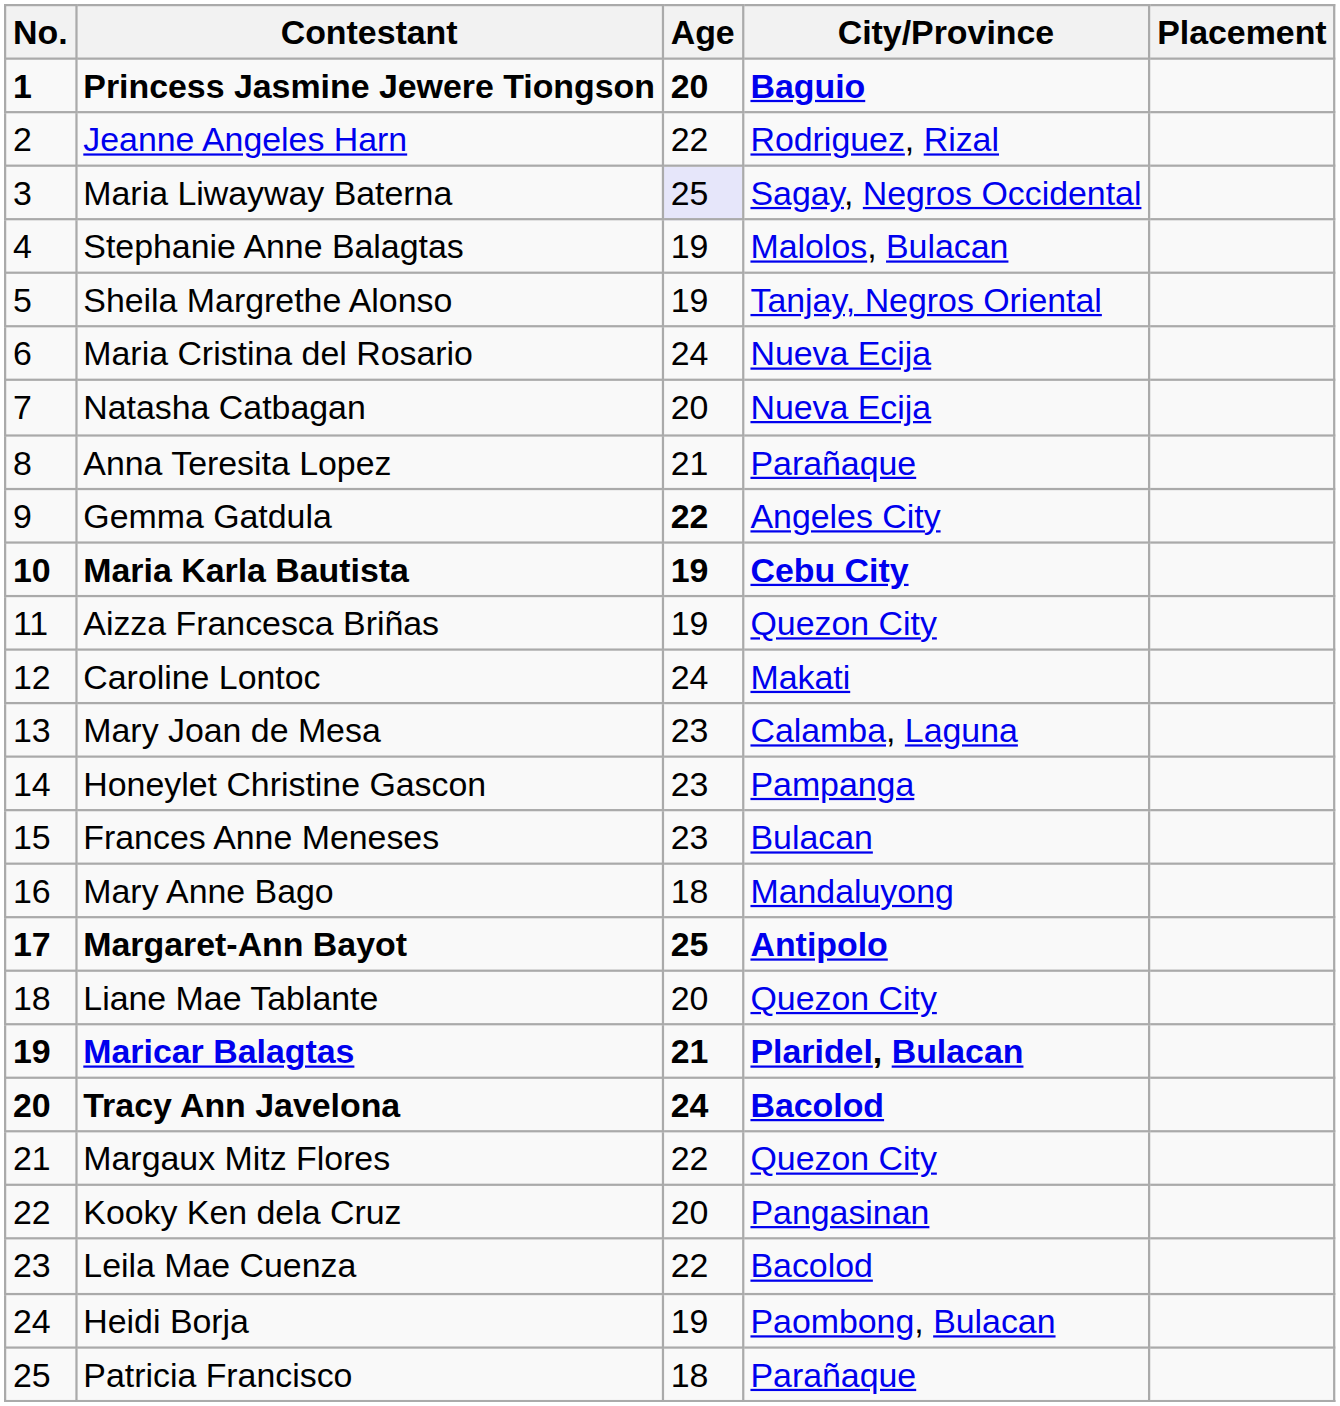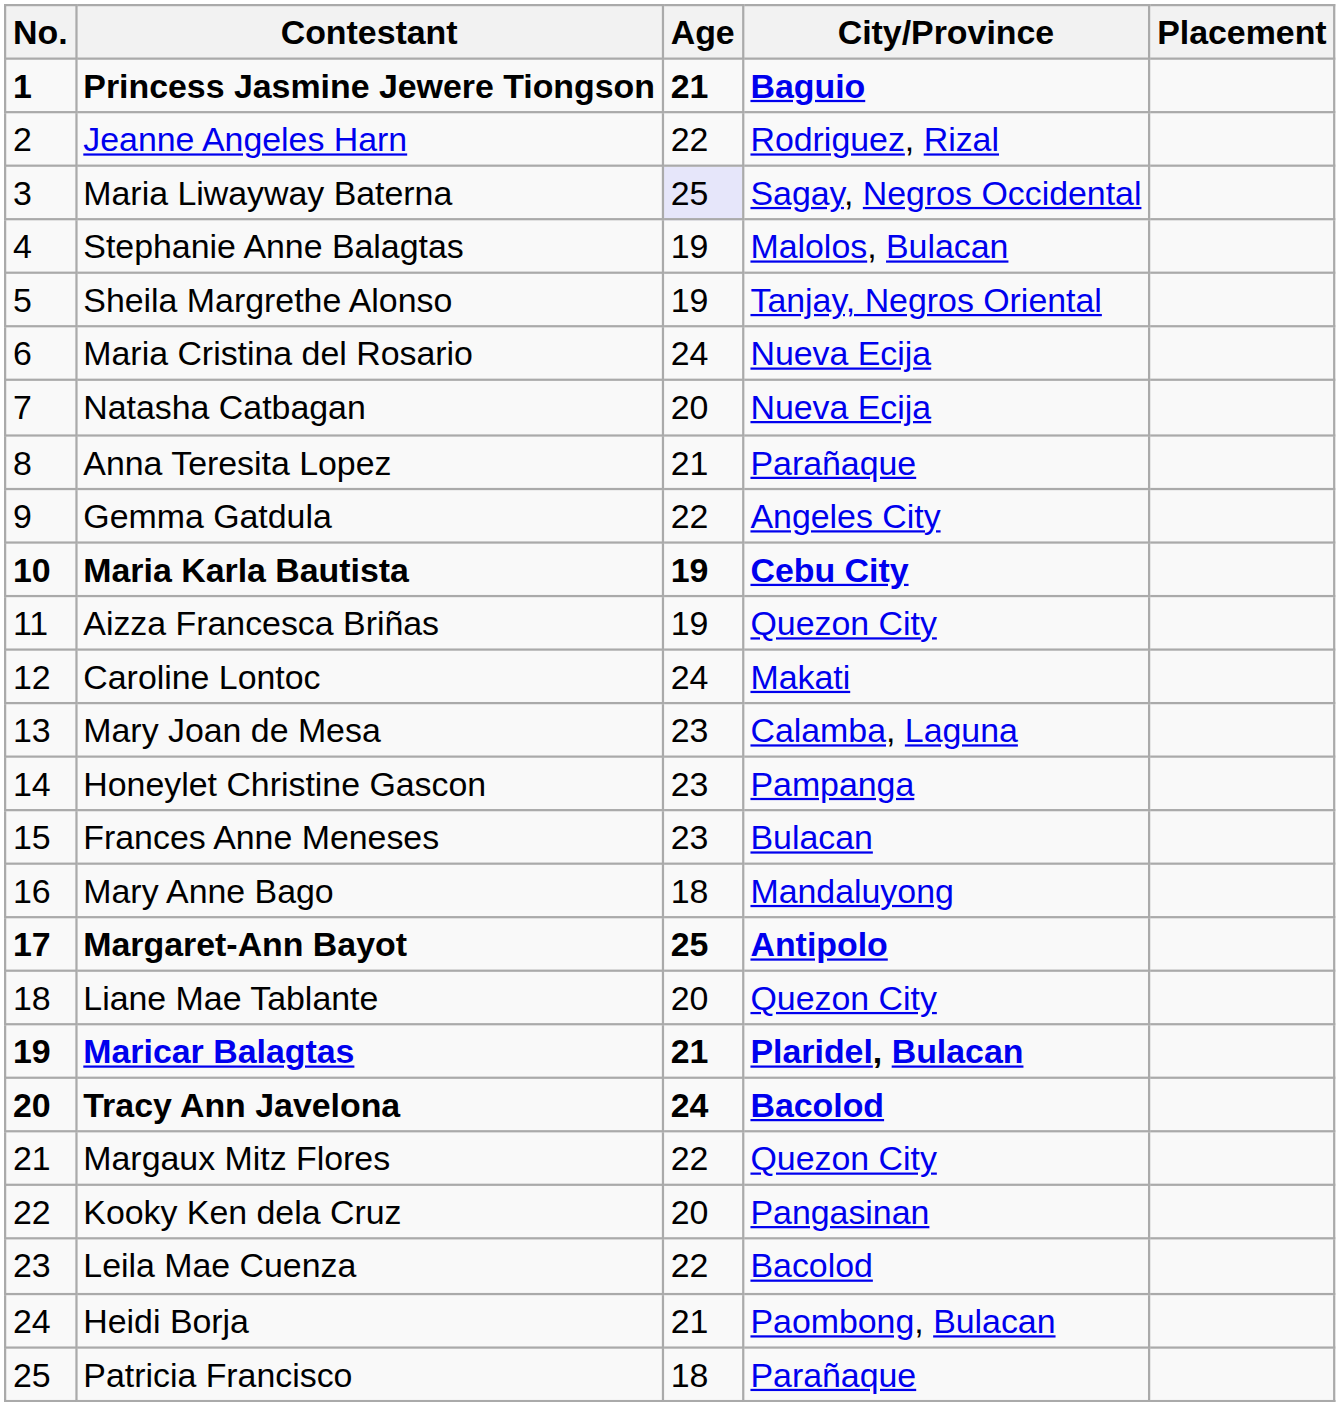(690, 86) 20 -> (690, 86) 21
(690, 515) bold -> (690, 515) normal
(690, 1320) 19 -> (690, 1320) 21
